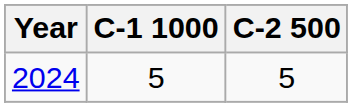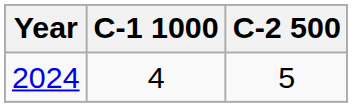(156, 76) 5 -> (156, 76) 4
